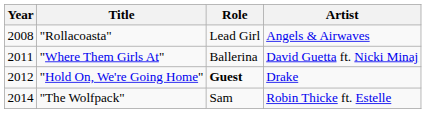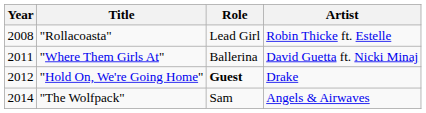(318, 35) Angels & Airwaves -> (329, 35) Robin Thicke ft. Estelle
(329, 98) Robin Thicke ft. Estelle -> (318, 98) Angels & Airwaves
